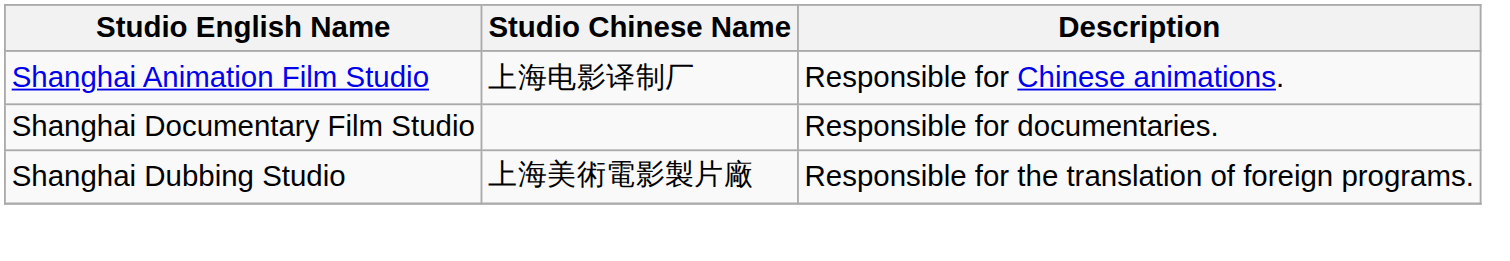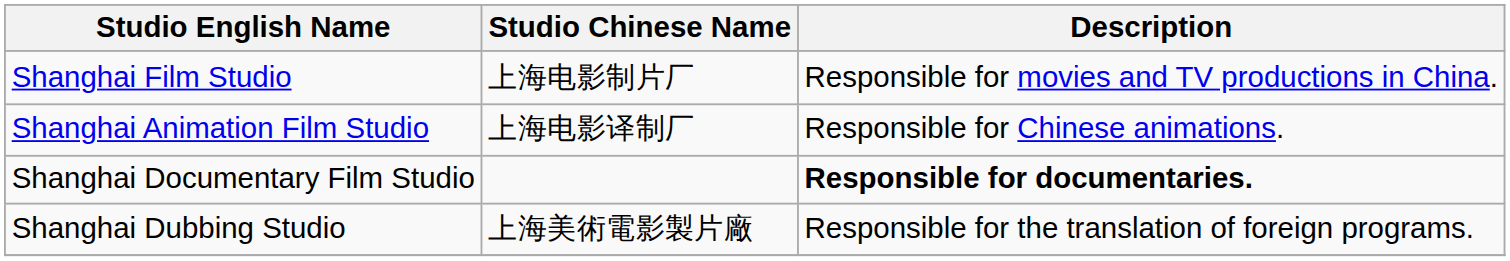+ row: (152, 77)
(1012, 126) normal -> (1029, 178) bold
